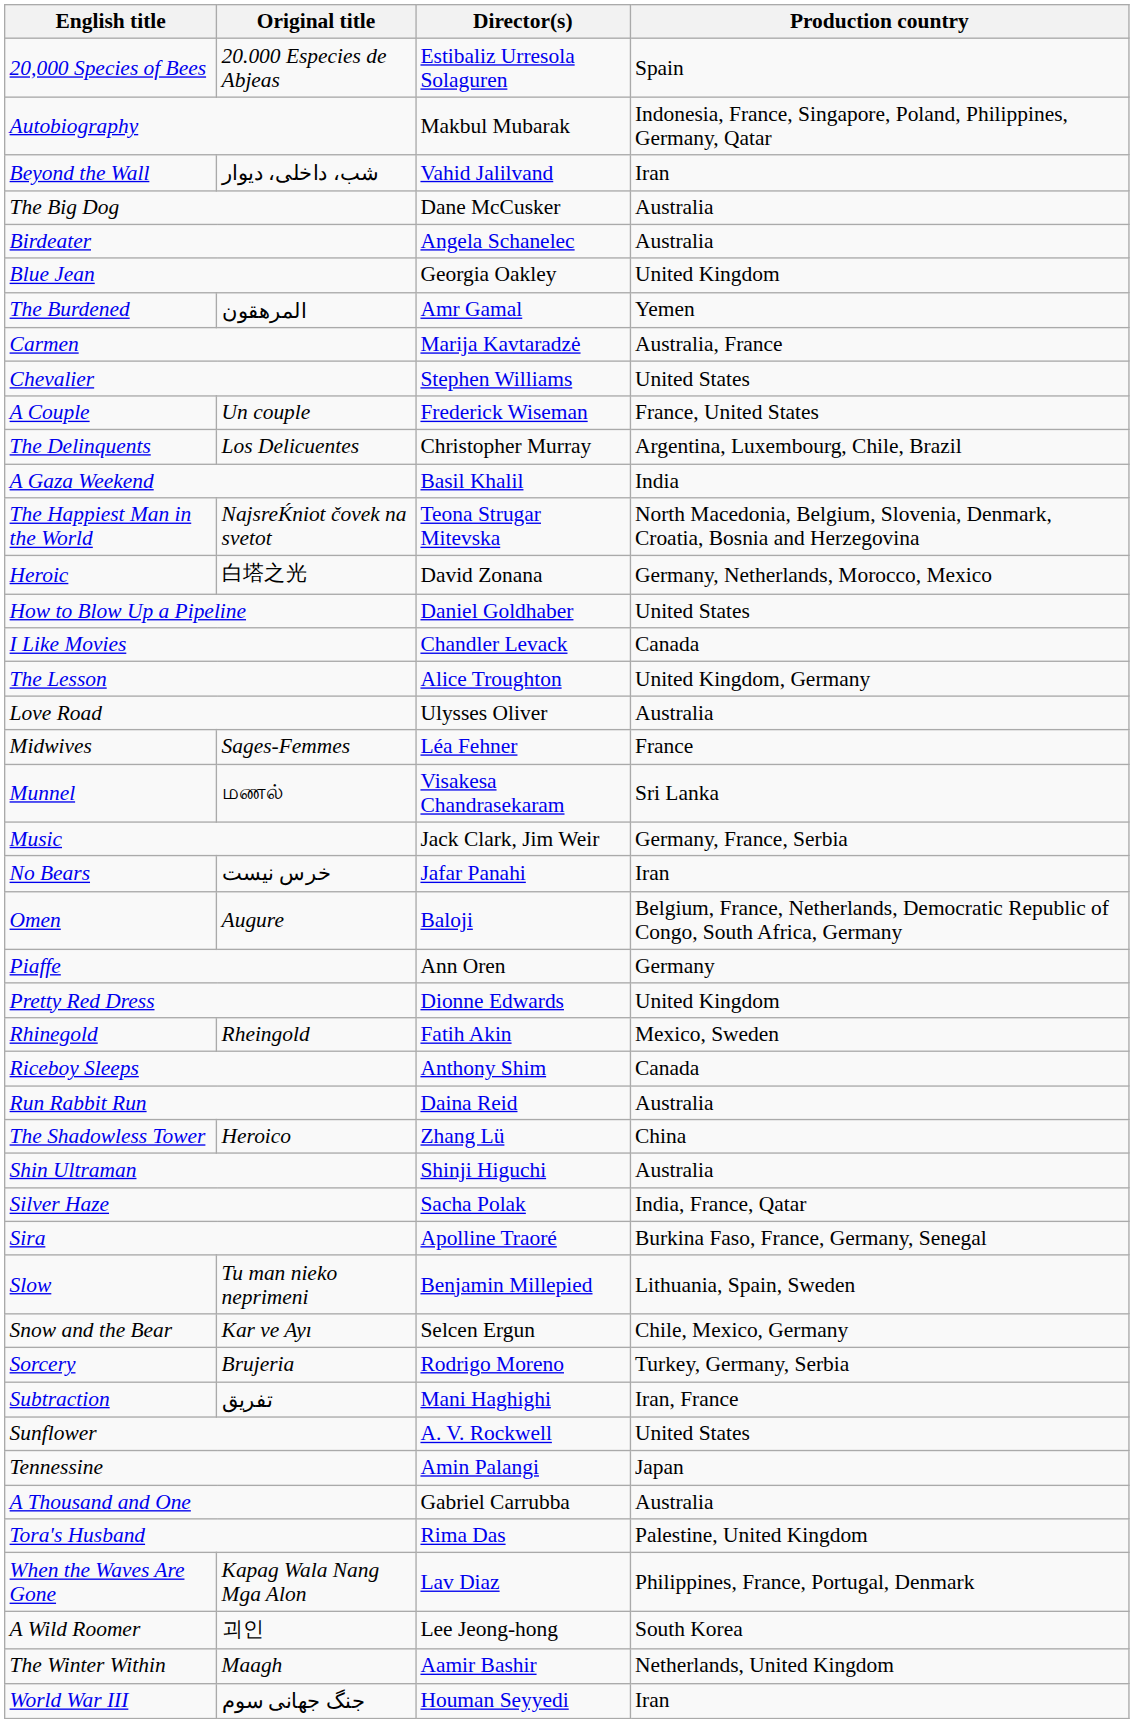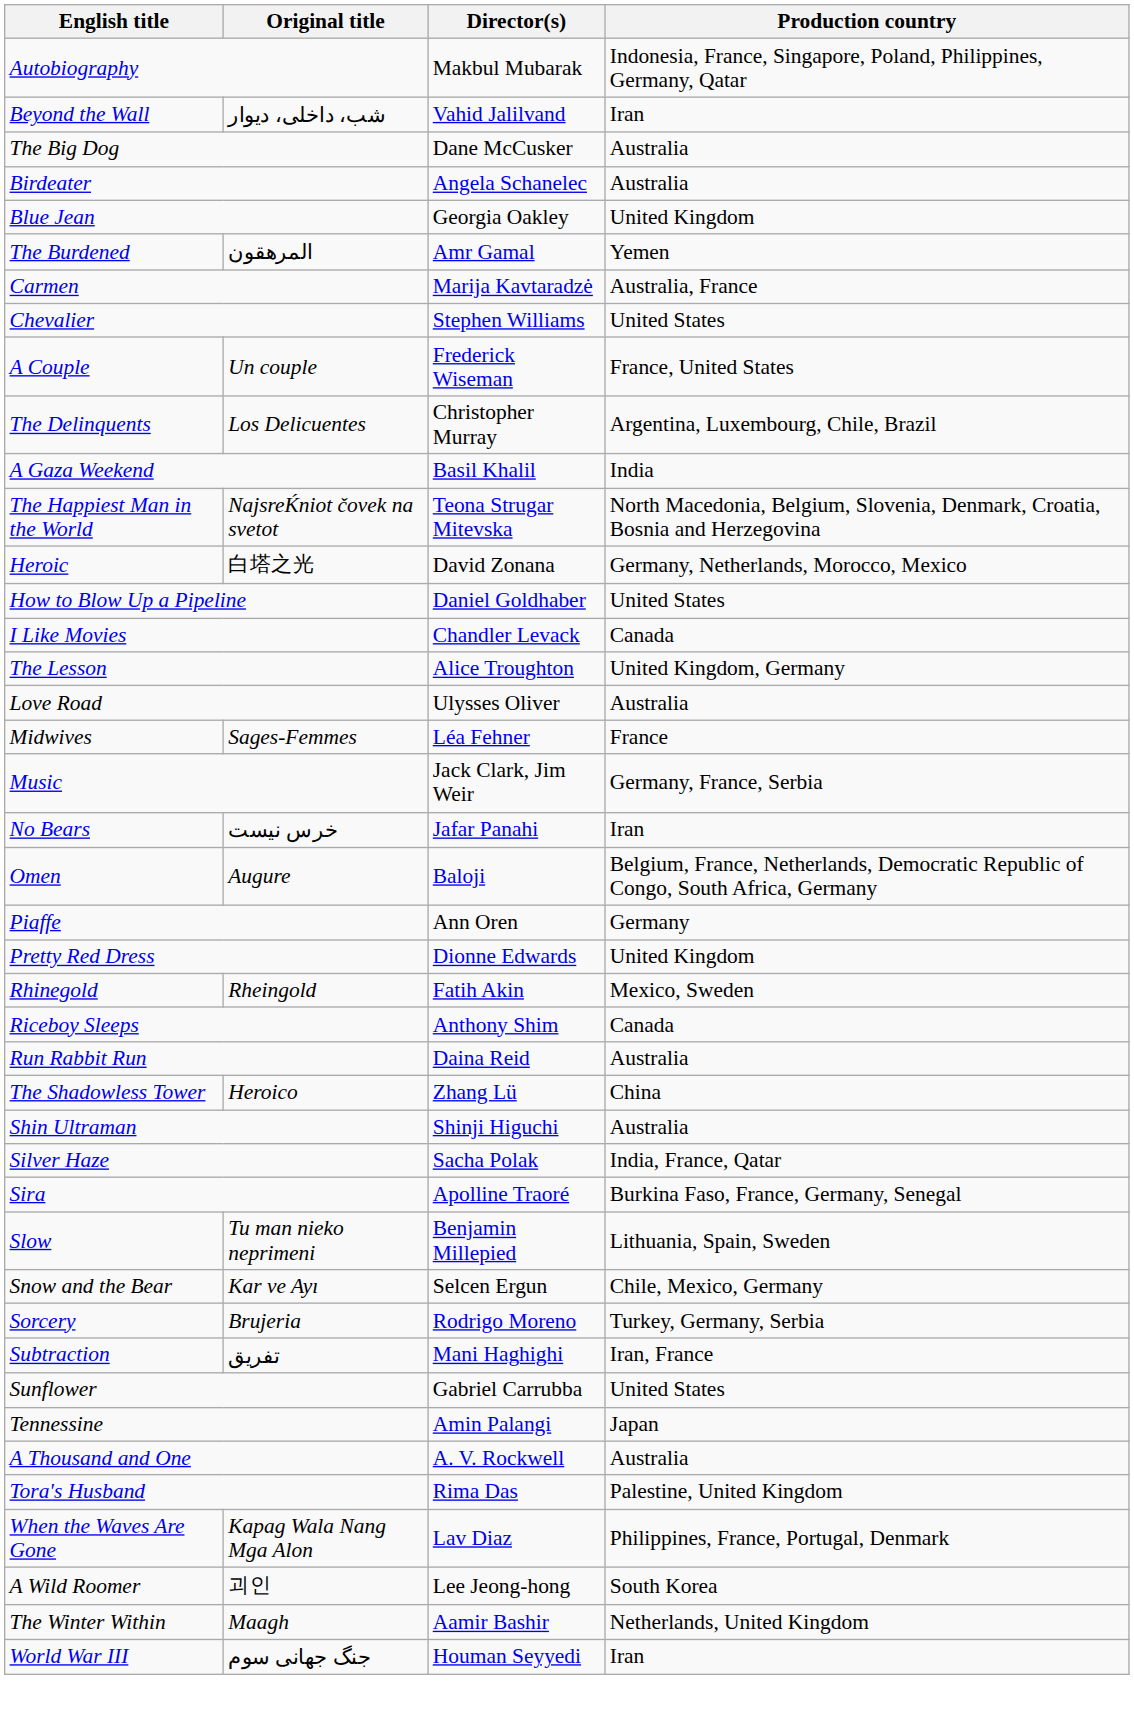- row: (108, 67)
- row: (42, 792)
(486, 1433) A. V. Rockwell -> (507, 1389) Gabriel Carrubba
(495, 1501) Gabriel Carrubba -> (498, 1457) A. V. Rockwell
